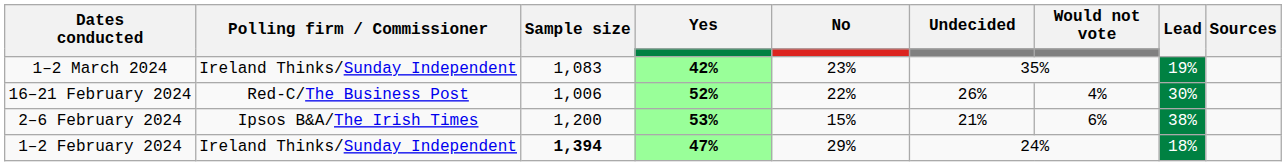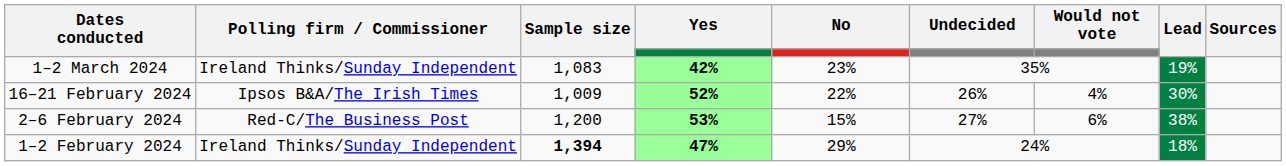(358, 96) Red-C/The Business Post -> (358, 96) Ipsos B&A/The Irish Times
(578, 96) 1,006 -> (578, 96) 1,009
(358, 122) Ipsos B&A/The Irish Times -> (358, 122) Red-C/The Business Post
(972, 122) 21% -> (972, 122) 27%
